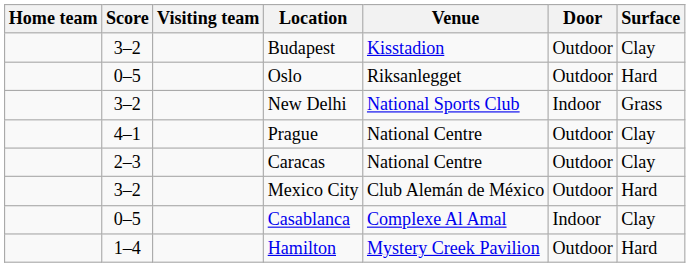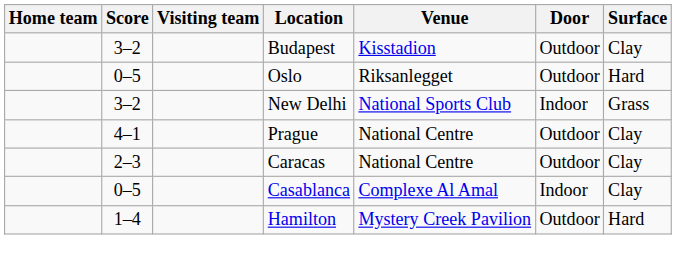- row: (313, 190)
